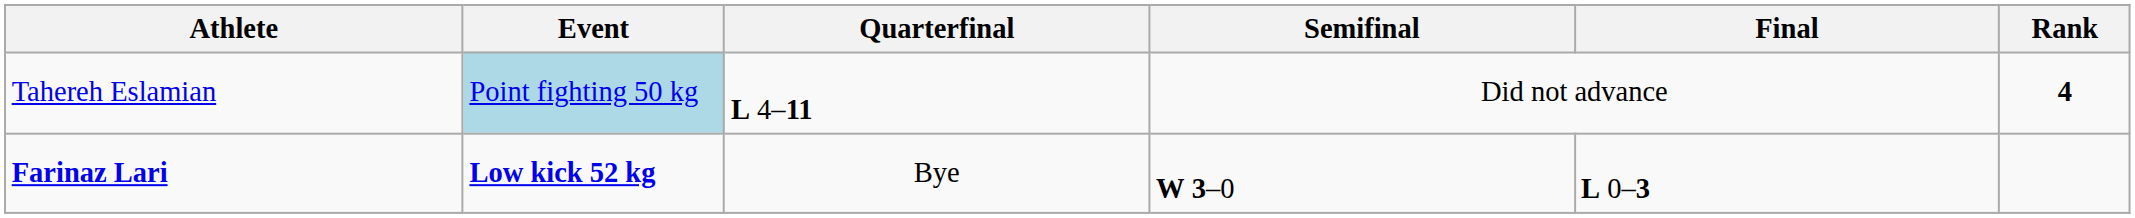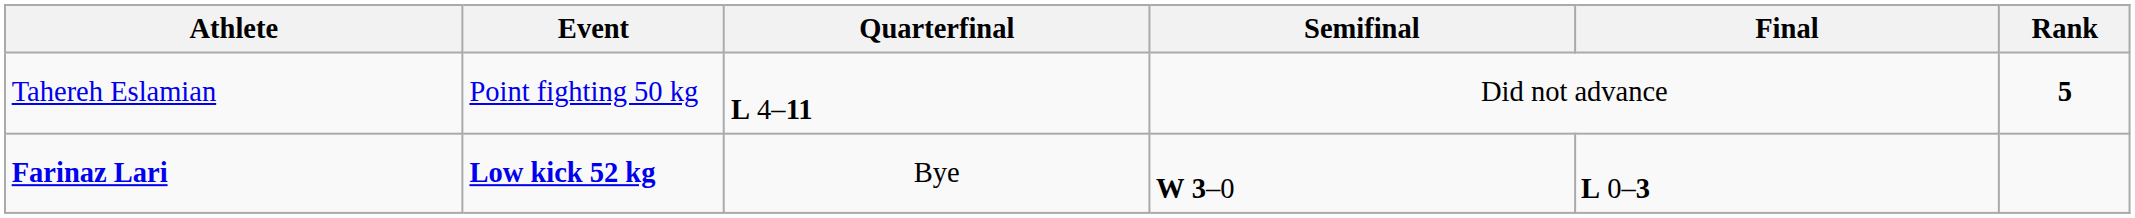(584, 92) lightblue background -> (584, 92) no background
(2065, 92) 4 -> (2065, 92) 5
